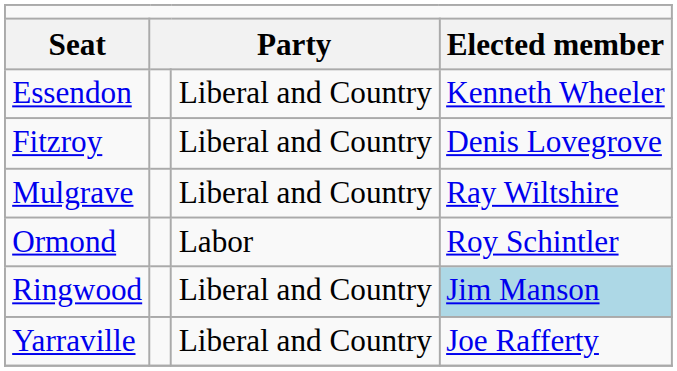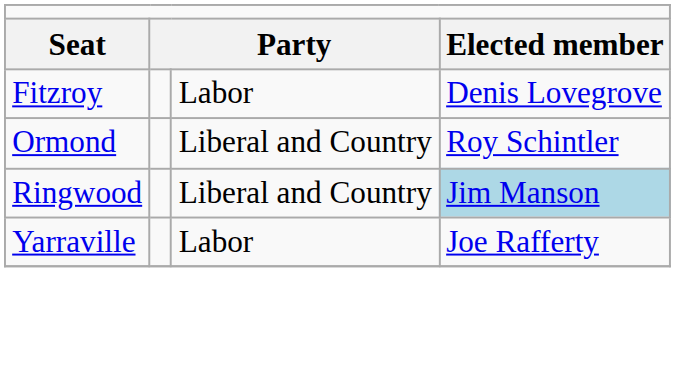- row: (72, 93)
(305, 142) Liberal and Country -> (216, 93) Labor
- row: (73, 192)
(216, 241) Labor -> (305, 142) Liberal and Country
(305, 340) Liberal and Country -> (216, 241) Labor
